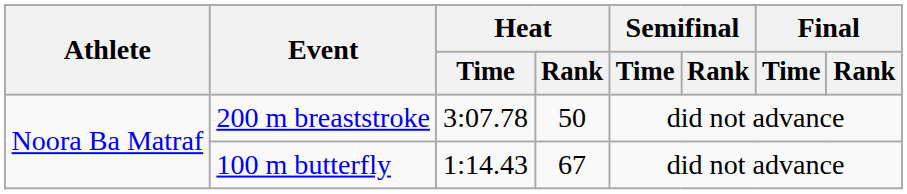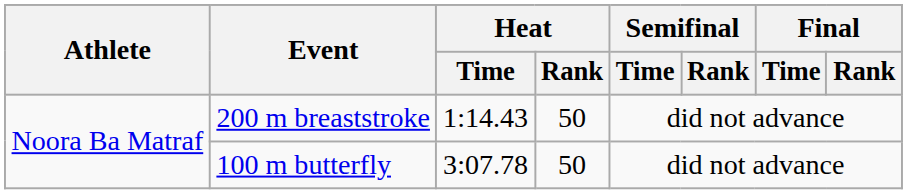(486, 118) 3:07.78 -> (486, 118) 1:14.43
(486, 164) 1:14.43 -> (486, 164) 3:07.78
(572, 164) 67 -> (572, 164) 50
